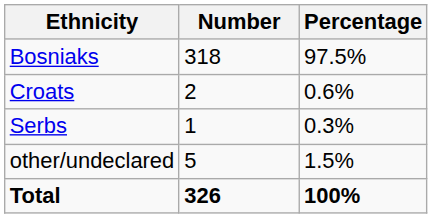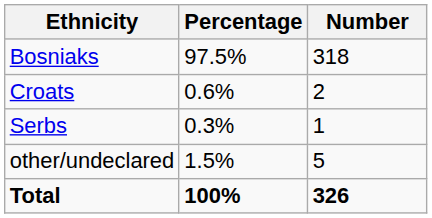columns swapped: (239, 21) <-> (363, 21)
